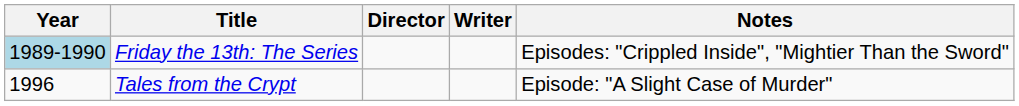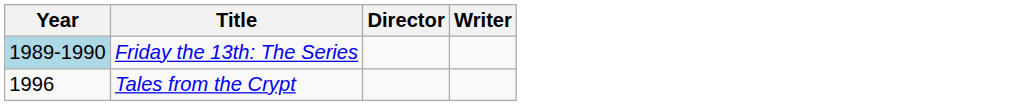- column: (765, 20)
